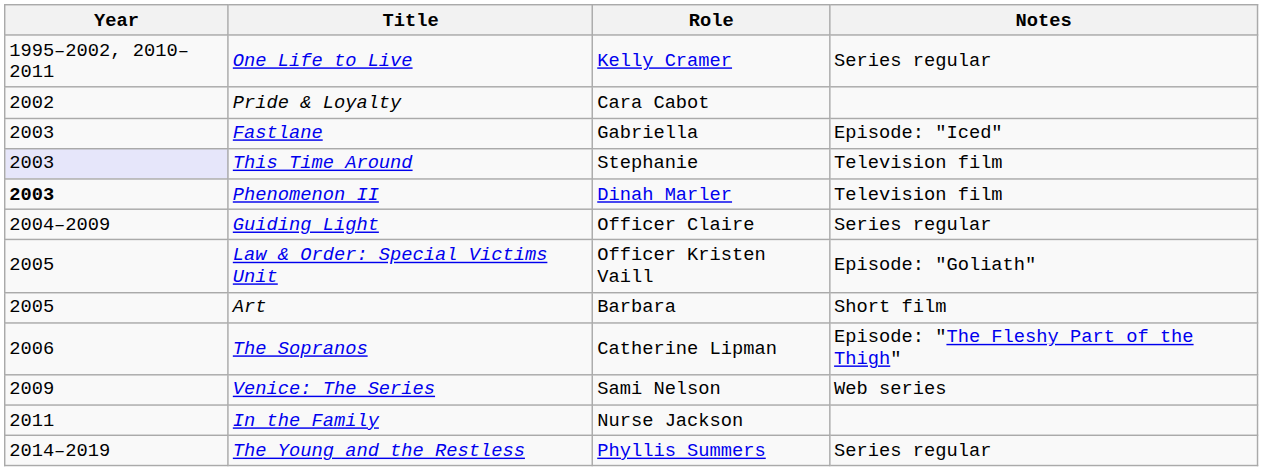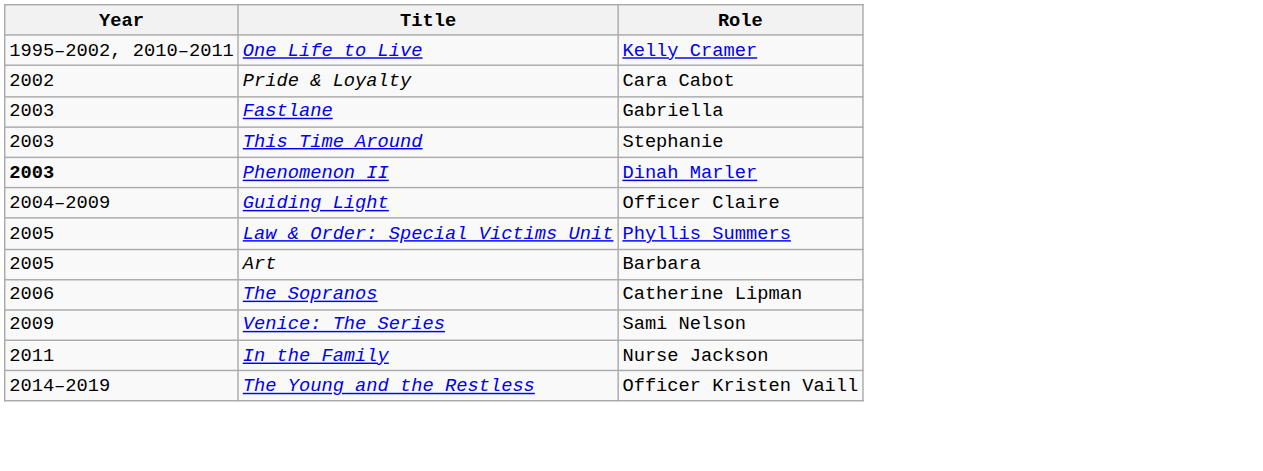- column: (1044, 20)
(32, 164) lavender background -> (32, 142) no background
(681, 266) Officer Kristen Vaill -> (707, 234) Phyllis Summers
(681, 451) Phyllis Summers -> (740, 386) Officer Kristen Vaill
